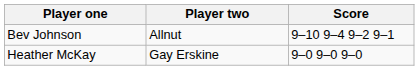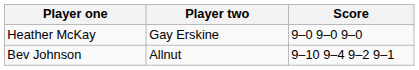rows swapped: (51, 55) <-> (44, 34)
